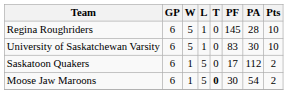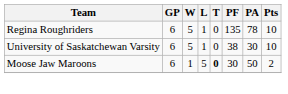(233, 30) 145 -> (233, 30) 135
(253, 30) 28 -> (252, 30) 78
(233, 47) 83 -> (233, 47) 38
- row: (48, 64)
(253, 81) 54 -> (252, 64) 50
